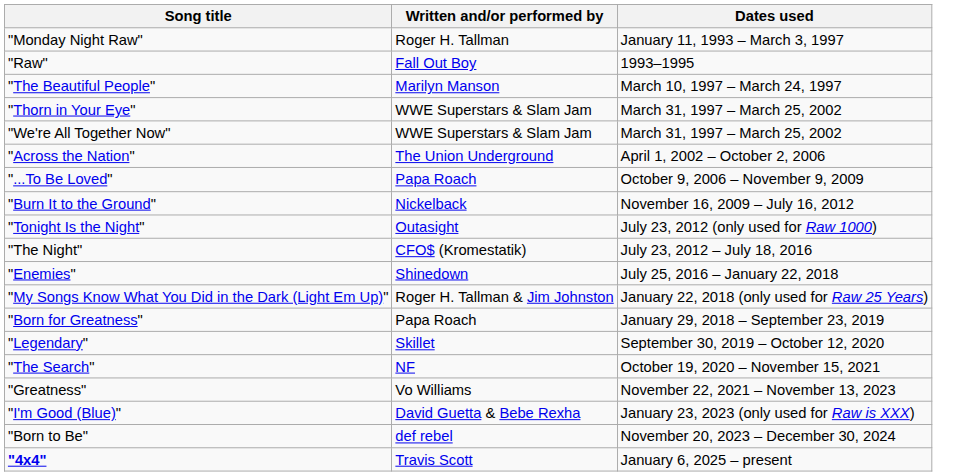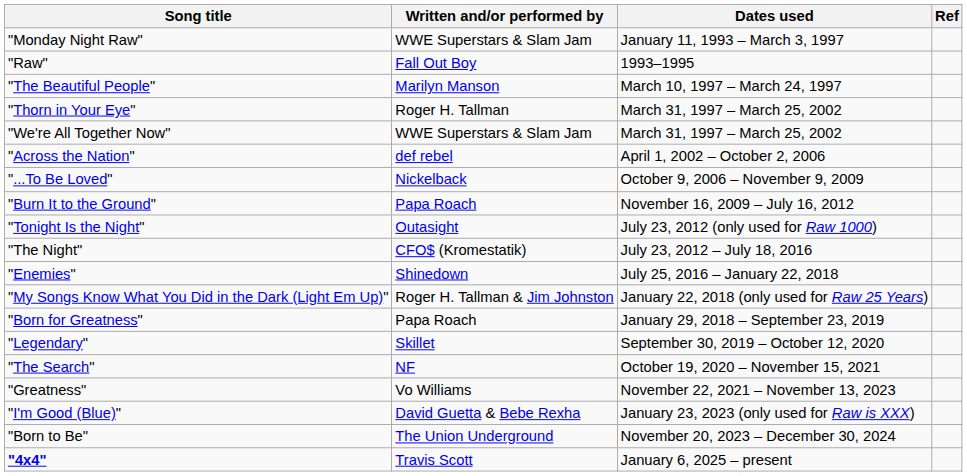+ column: (947, 16)
(452, 40) Roger H. Tallman -> (494, 40) WWE Superstars & Slam Jam
(494, 110) WWE Superstars & Slam Jam -> (452, 110) Roger H. Tallman
(474, 156) The Union Underground -> (424, 156) def rebel
(436, 180) Papa Roach -> (431, 180) Nickelback
(431, 203) Nickelback -> (436, 203) Papa Roach
(424, 436) def rebel -> (474, 436) The Union Underground
